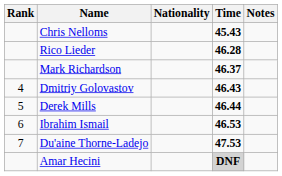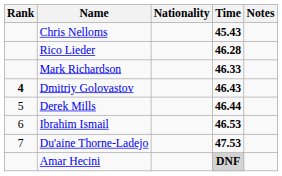(228, 69) 46.37 -> (228, 69) 46.33
(21, 87) normal -> (21, 87) bold
